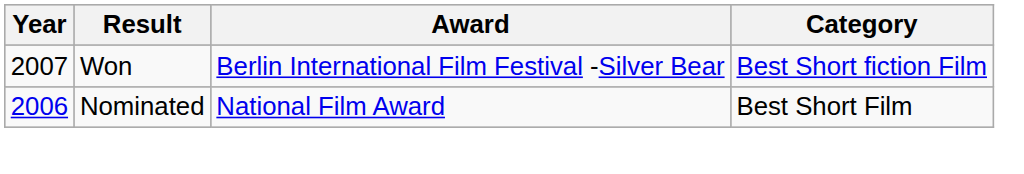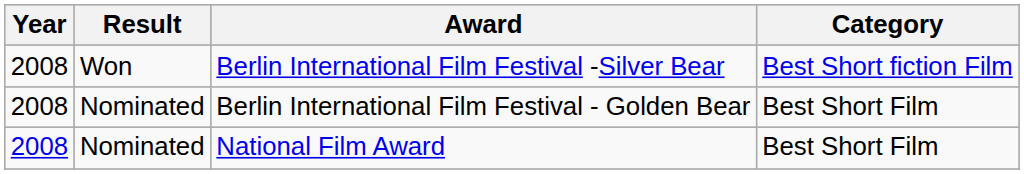(39, 65) 2007 -> (39, 65) 2008
+ row: (483, 106)
(39, 106) 2006 -> (39, 147) 2008
